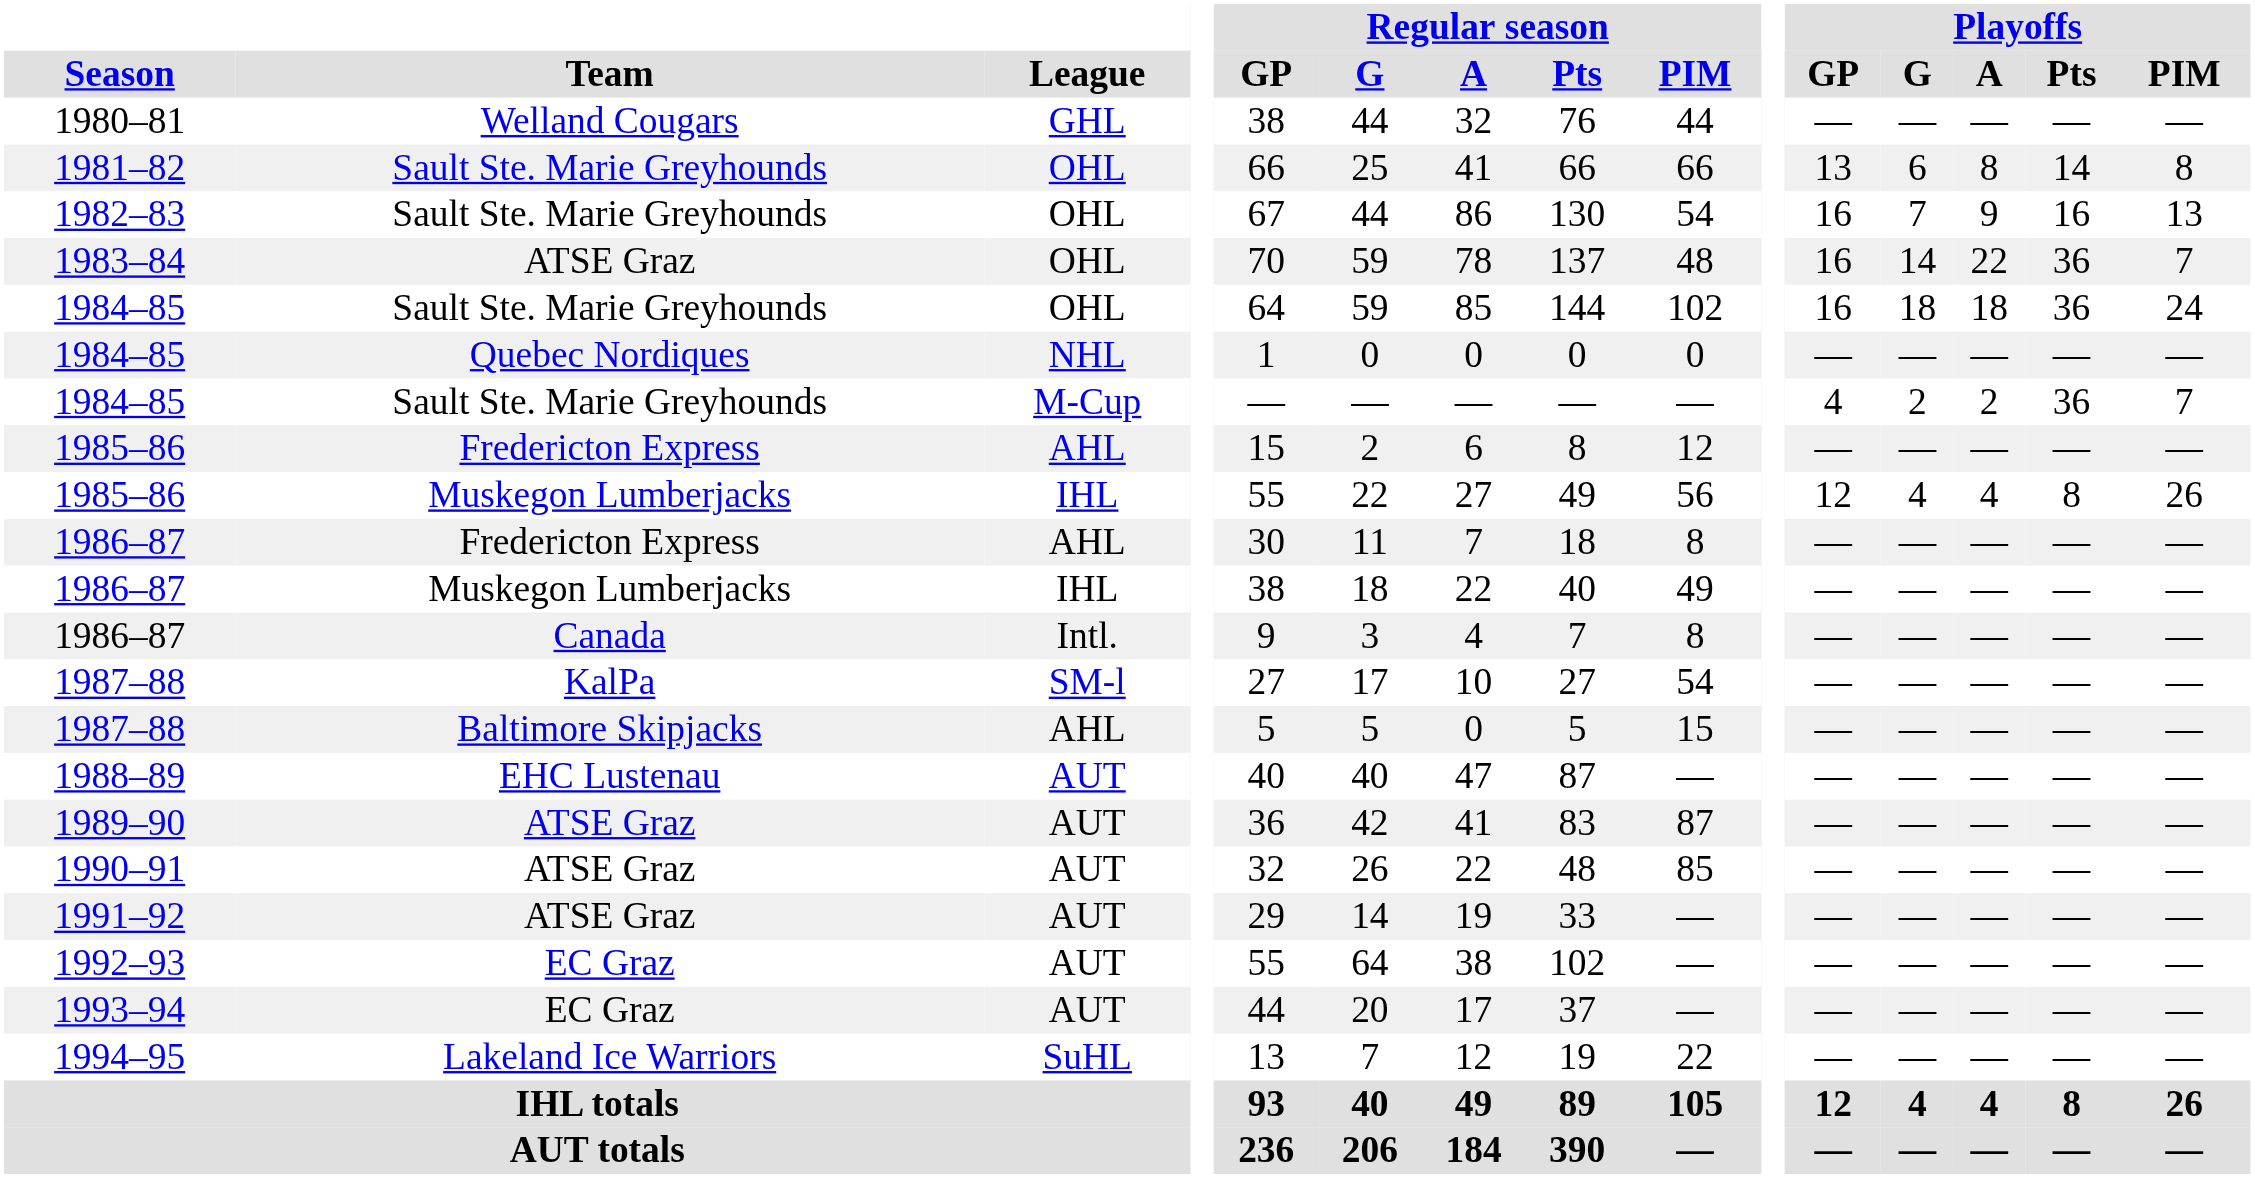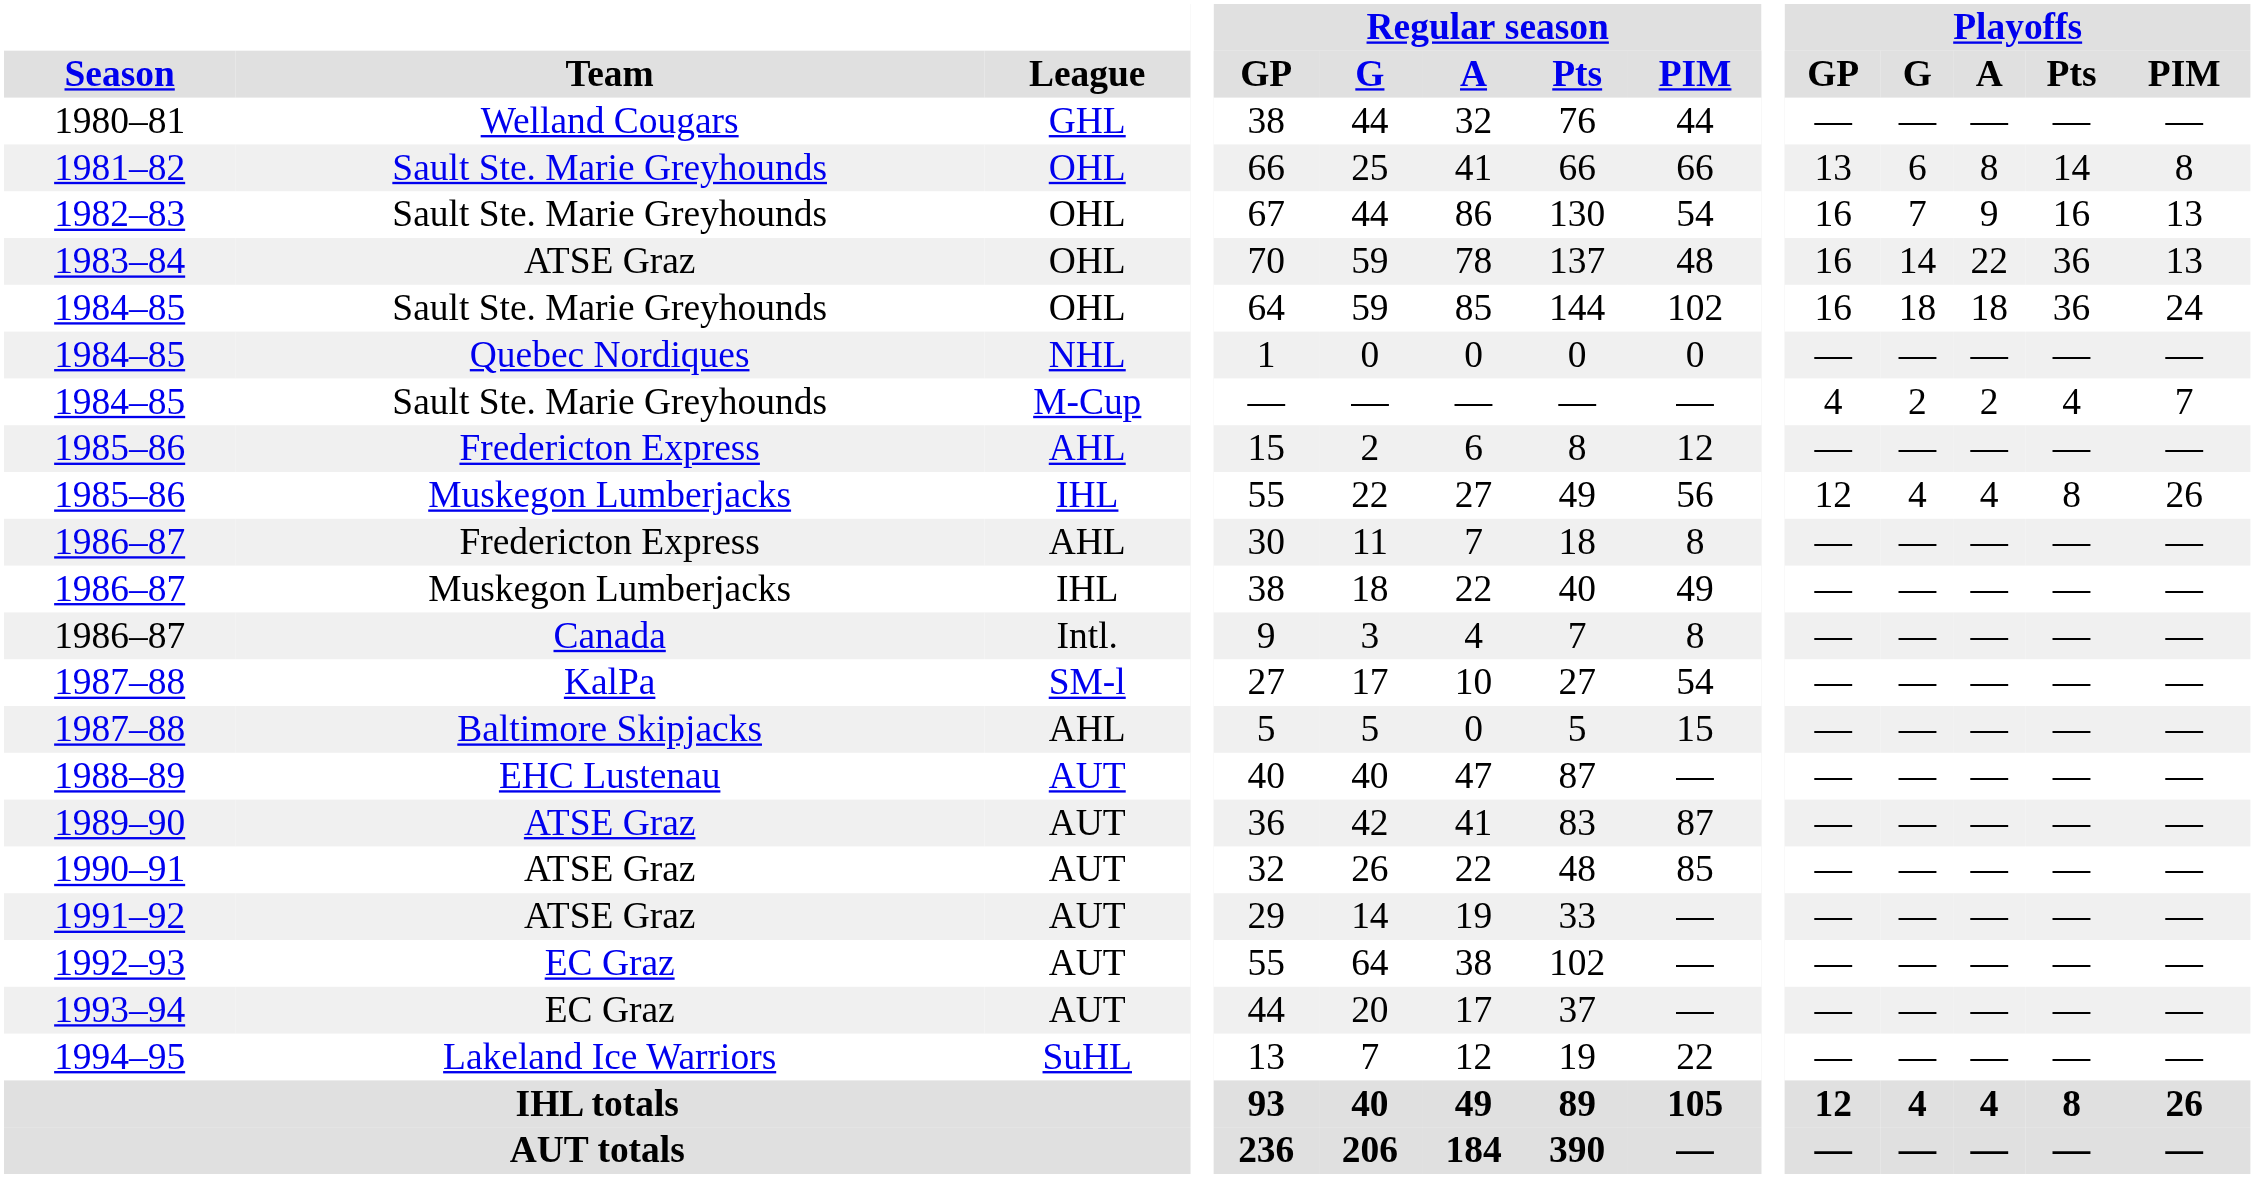(2184, 260) 7 -> (2184, 260) 13
(2072, 401) 36 -> (2072, 401) 4
